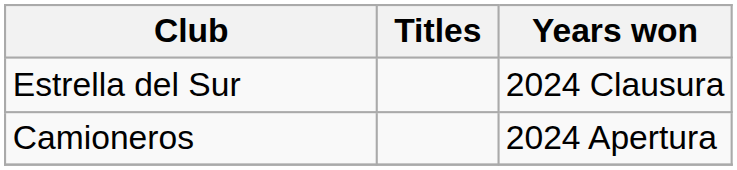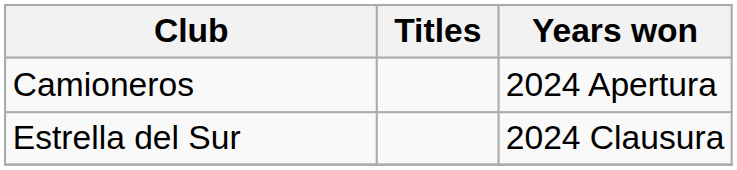rows swapped: (103, 137) <-> (127, 84)
